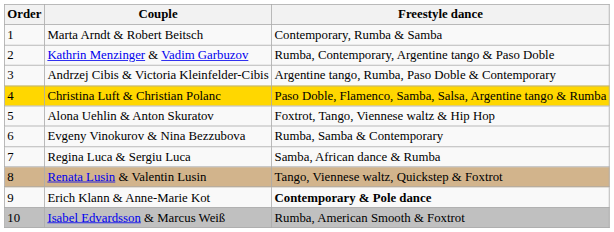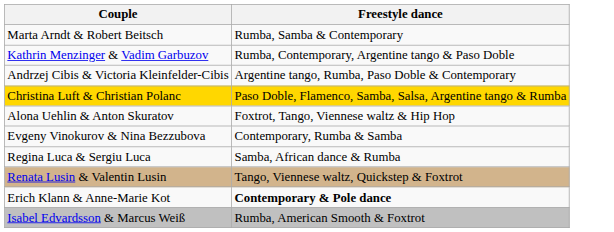- column: (24, 14)
(358, 34) Contemporary, Rumba & Samba -> (319, 34) Rumba, Samba & Contemporary
(359, 136) Rumba, Samba & Contemporary -> (318, 136) Contemporary, Rumba & Samba
